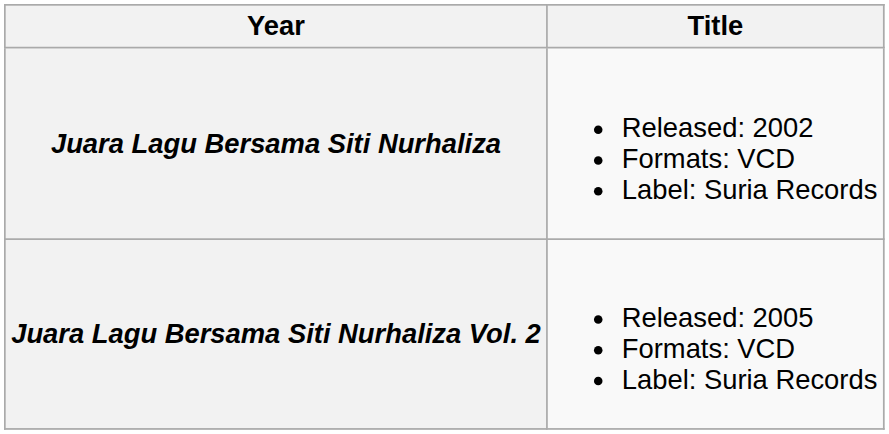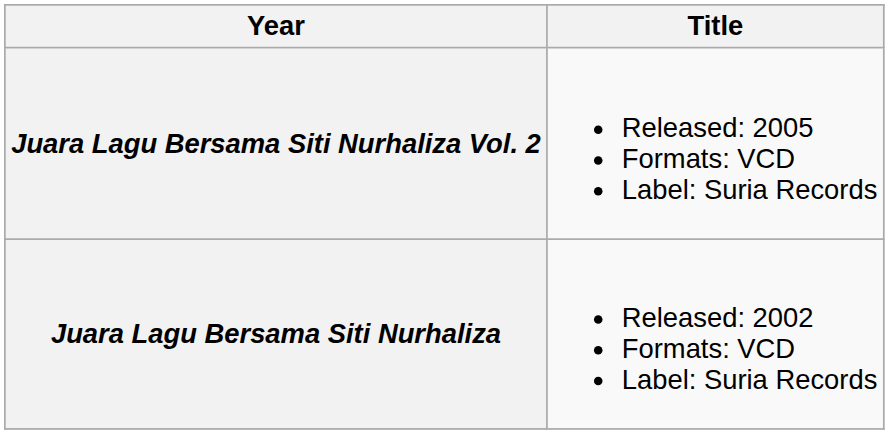rows swapped: (276, 143) <-> (276, 333)
